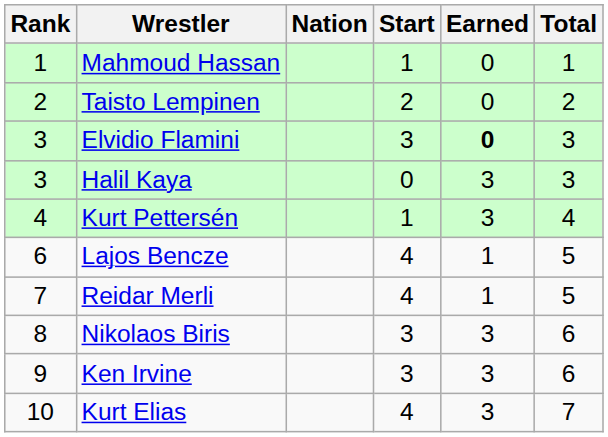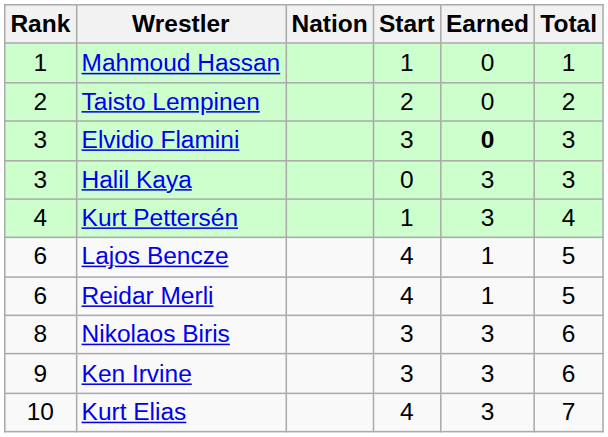(40, 295) 7 -> (40, 295) 6
